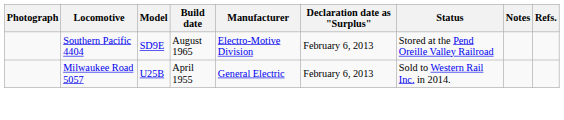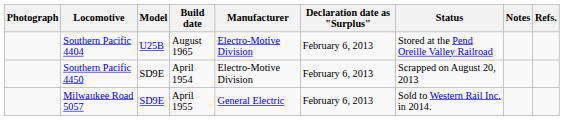(152, 46) SD9E -> (152, 46) U25B
+ row: (97, 73)
(152, 73) U25B -> (152, 101) SD9E
